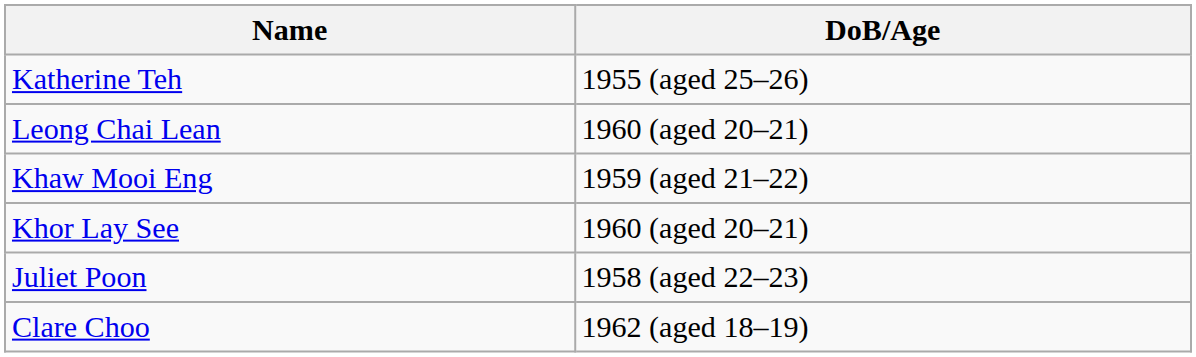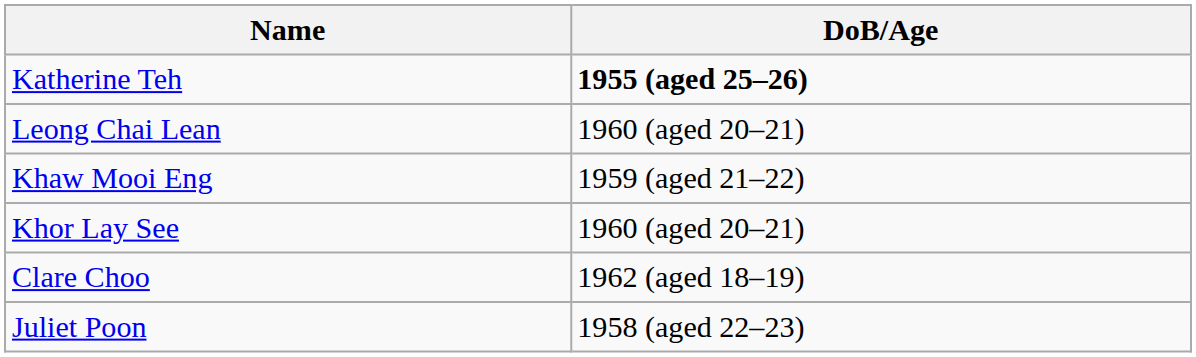(695, 79) normal -> (693, 79) bold
rows swapped: (81, 327) <-> (79, 277)
